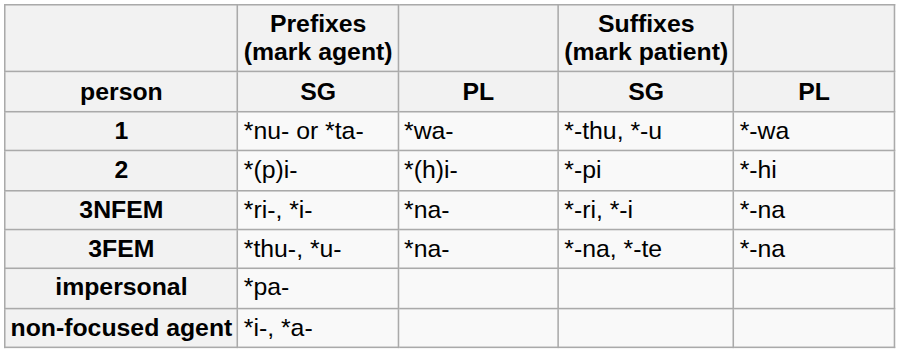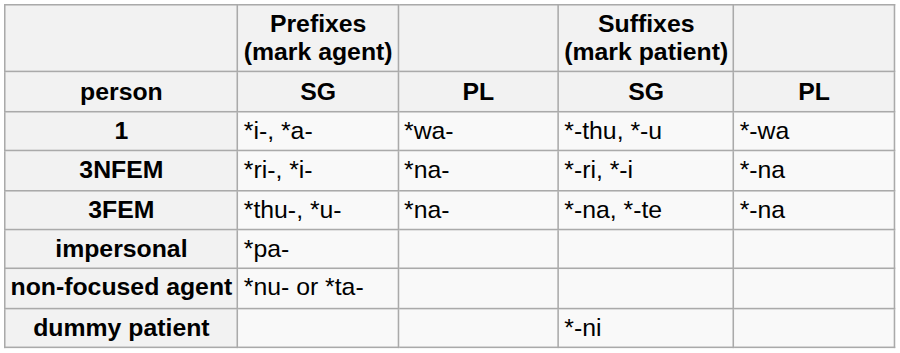(304, 130) *nu- or *ta- -> (278, 130) *i-, *a-
- row: (121, 170)
(278, 327) *i-, *a- -> (304, 288) *nu- or *ta-
+ row: (121, 327)
